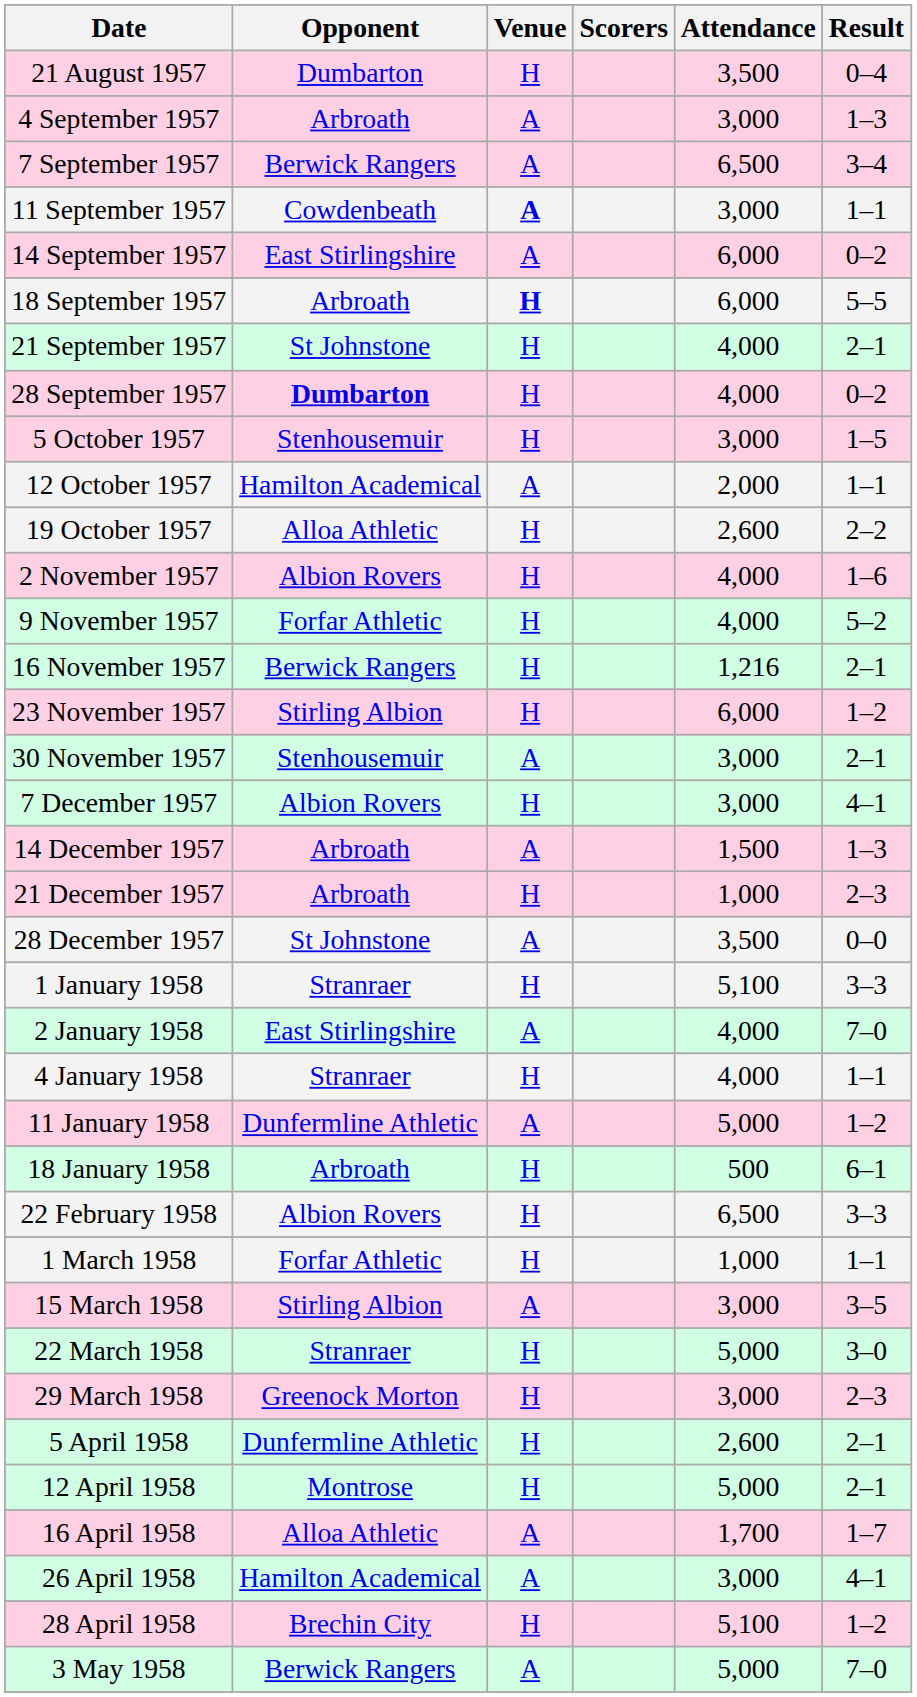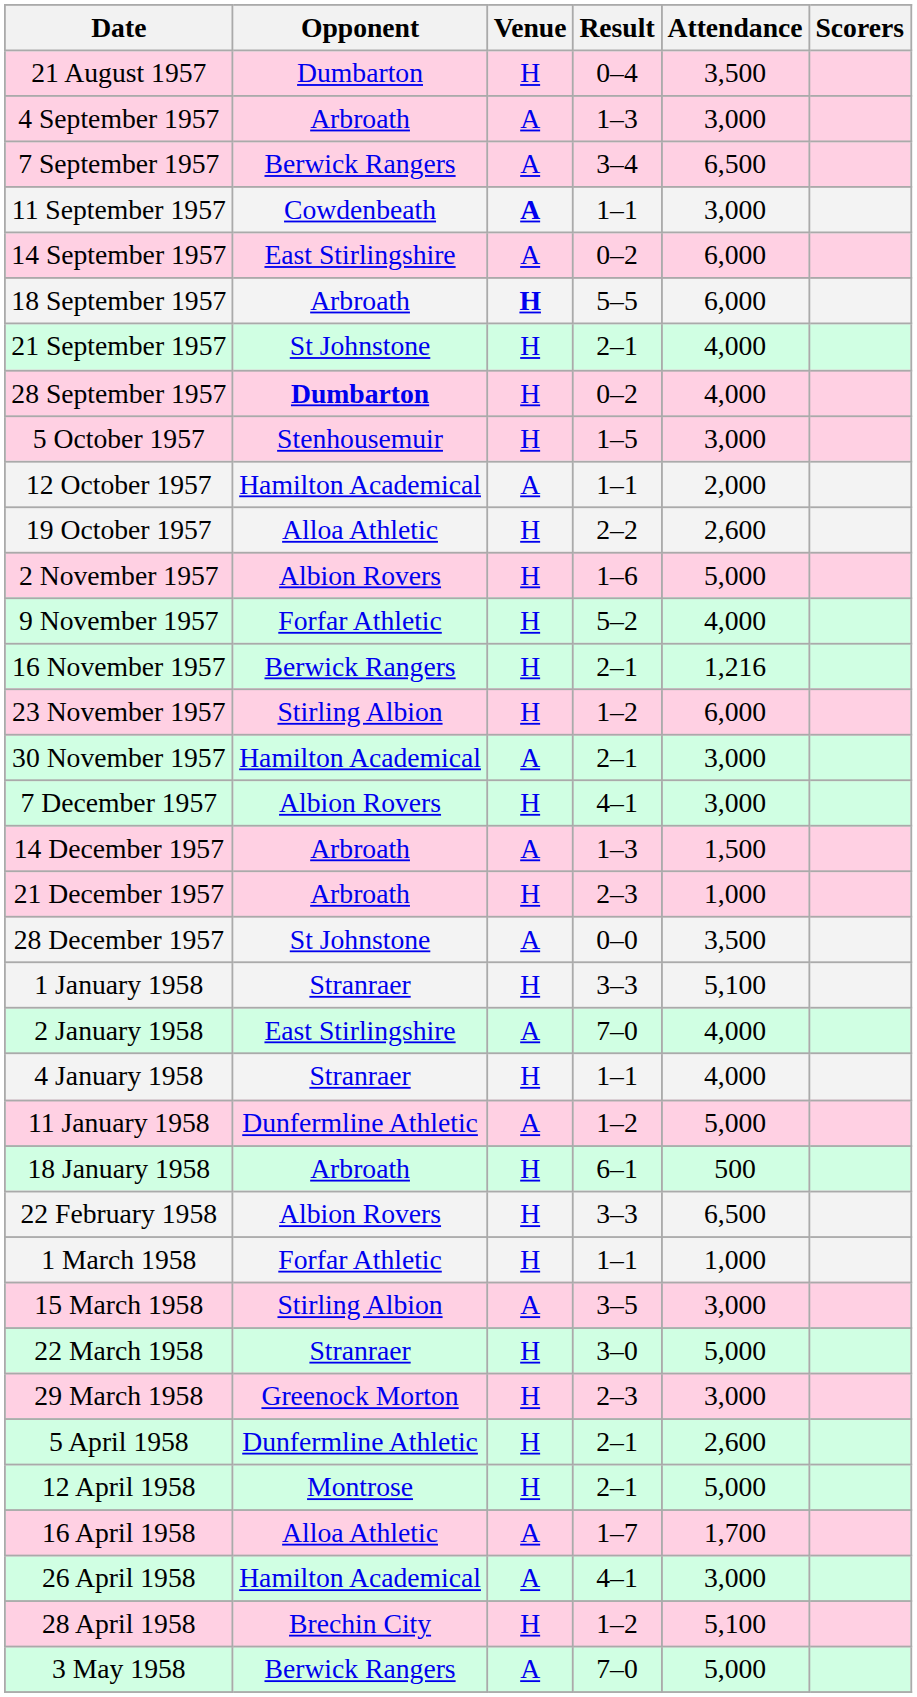columns swapped: (866, 27) <-> (624, 27)
(748, 574) 4,000 -> (735, 574) 5,000
(360, 757) Stenhousemuir -> (360, 757) Hamilton Academical
